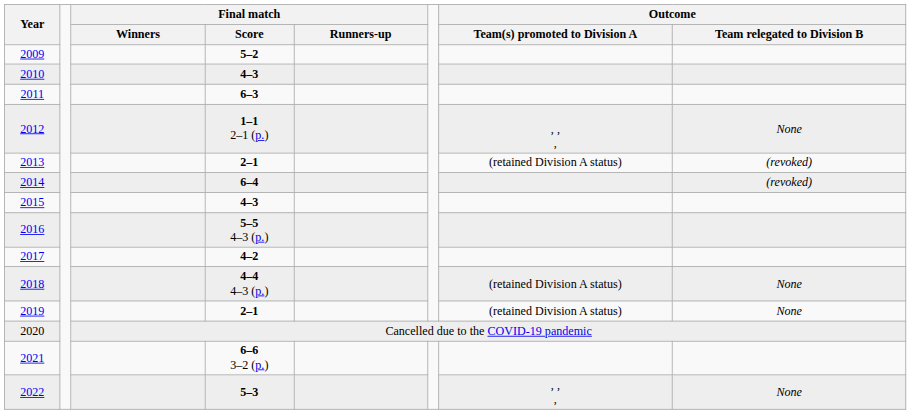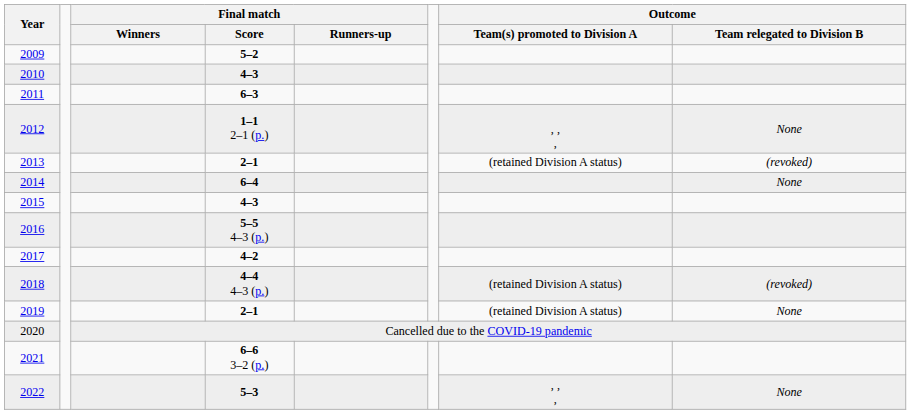(789, 183) (revoked) -> (789, 183) None
(789, 284) None -> (789, 284) (revoked)
